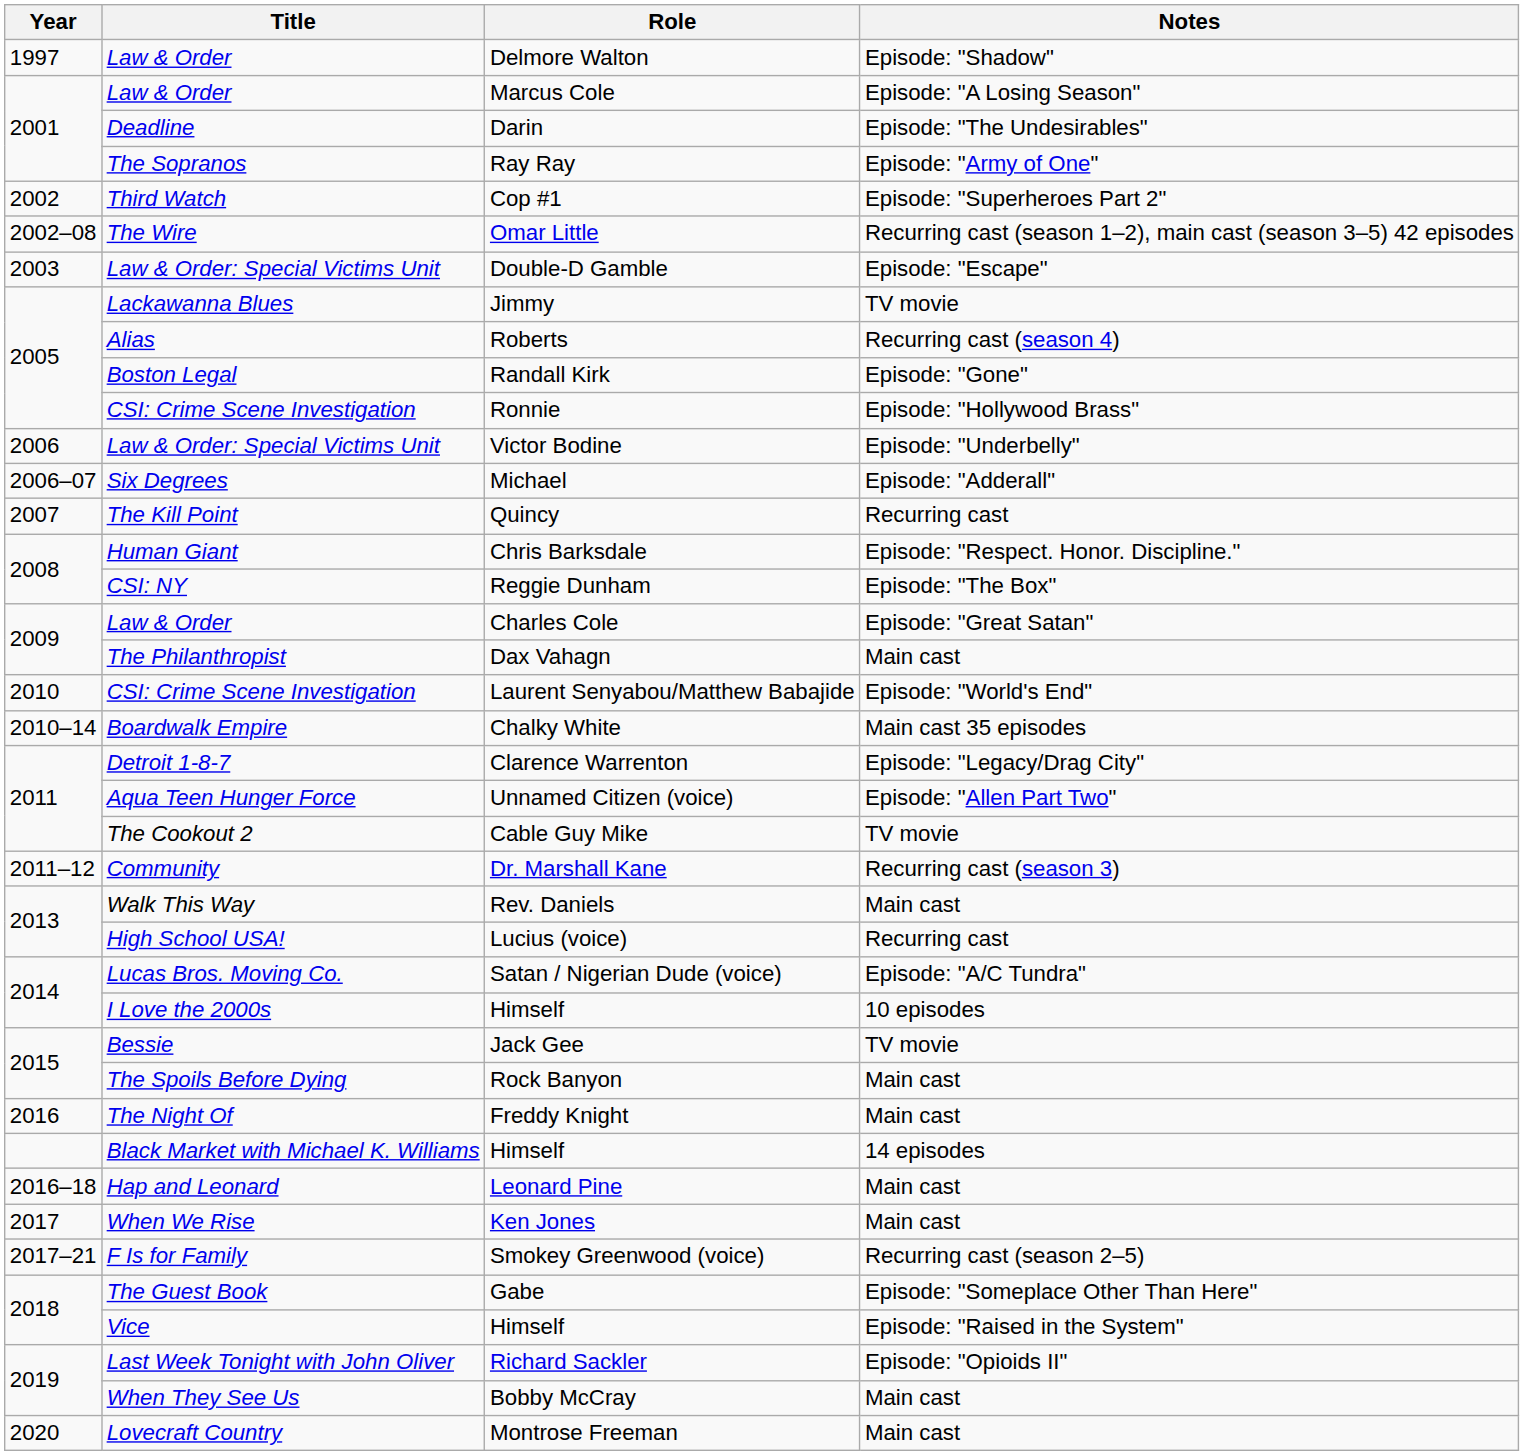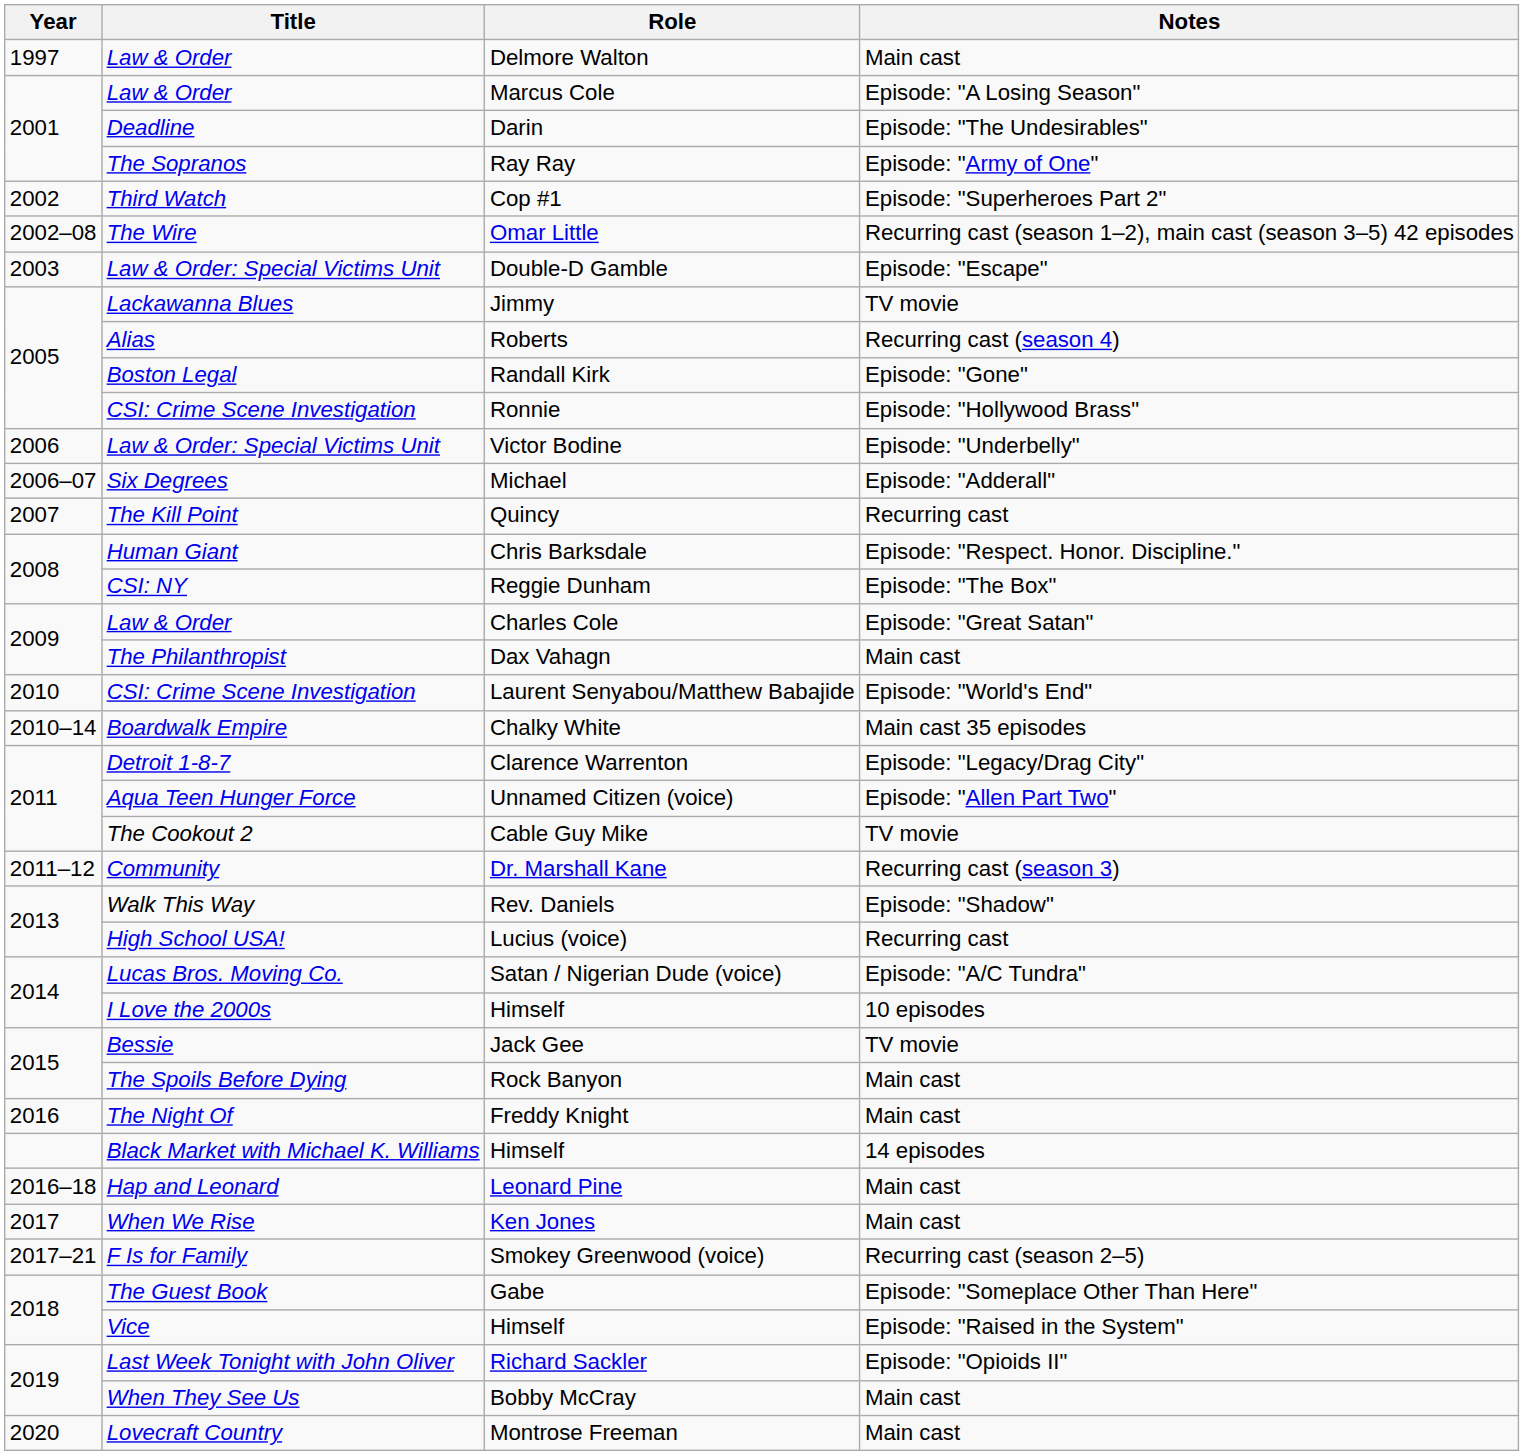(959, 57) Episode: "Shadow" -> (913, 57) Main cast
(913, 903) Main cast -> (959, 903) Episode: "Shadow"
